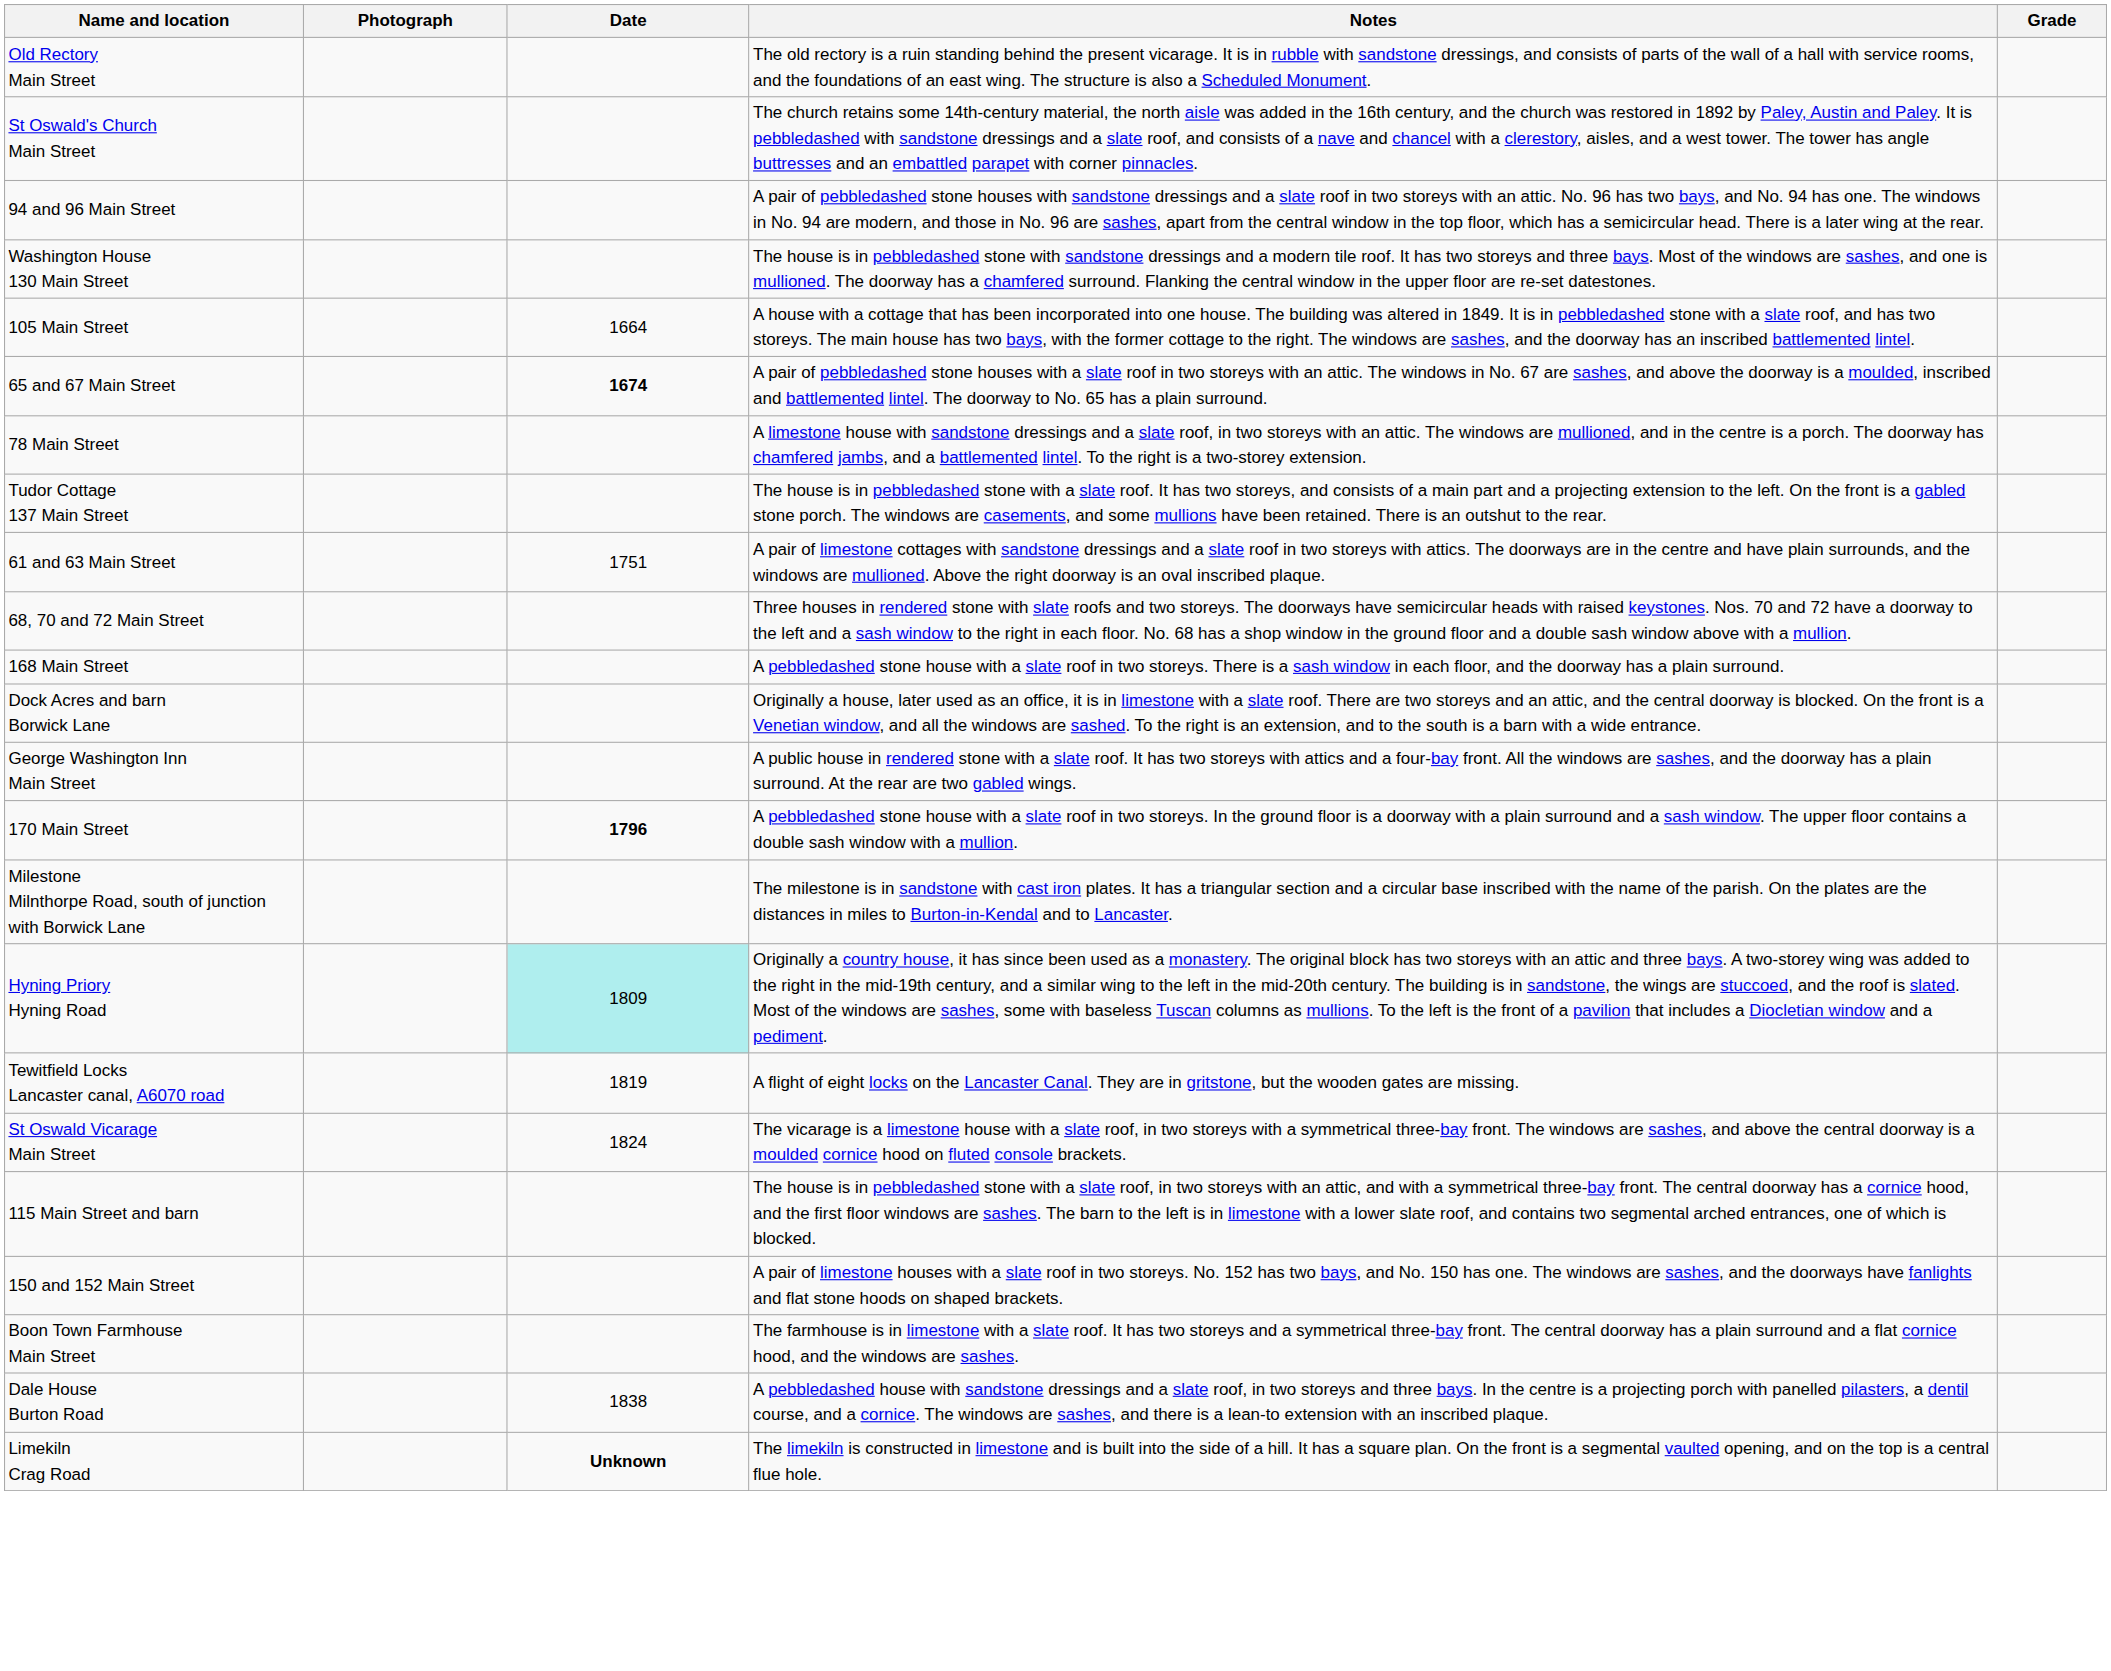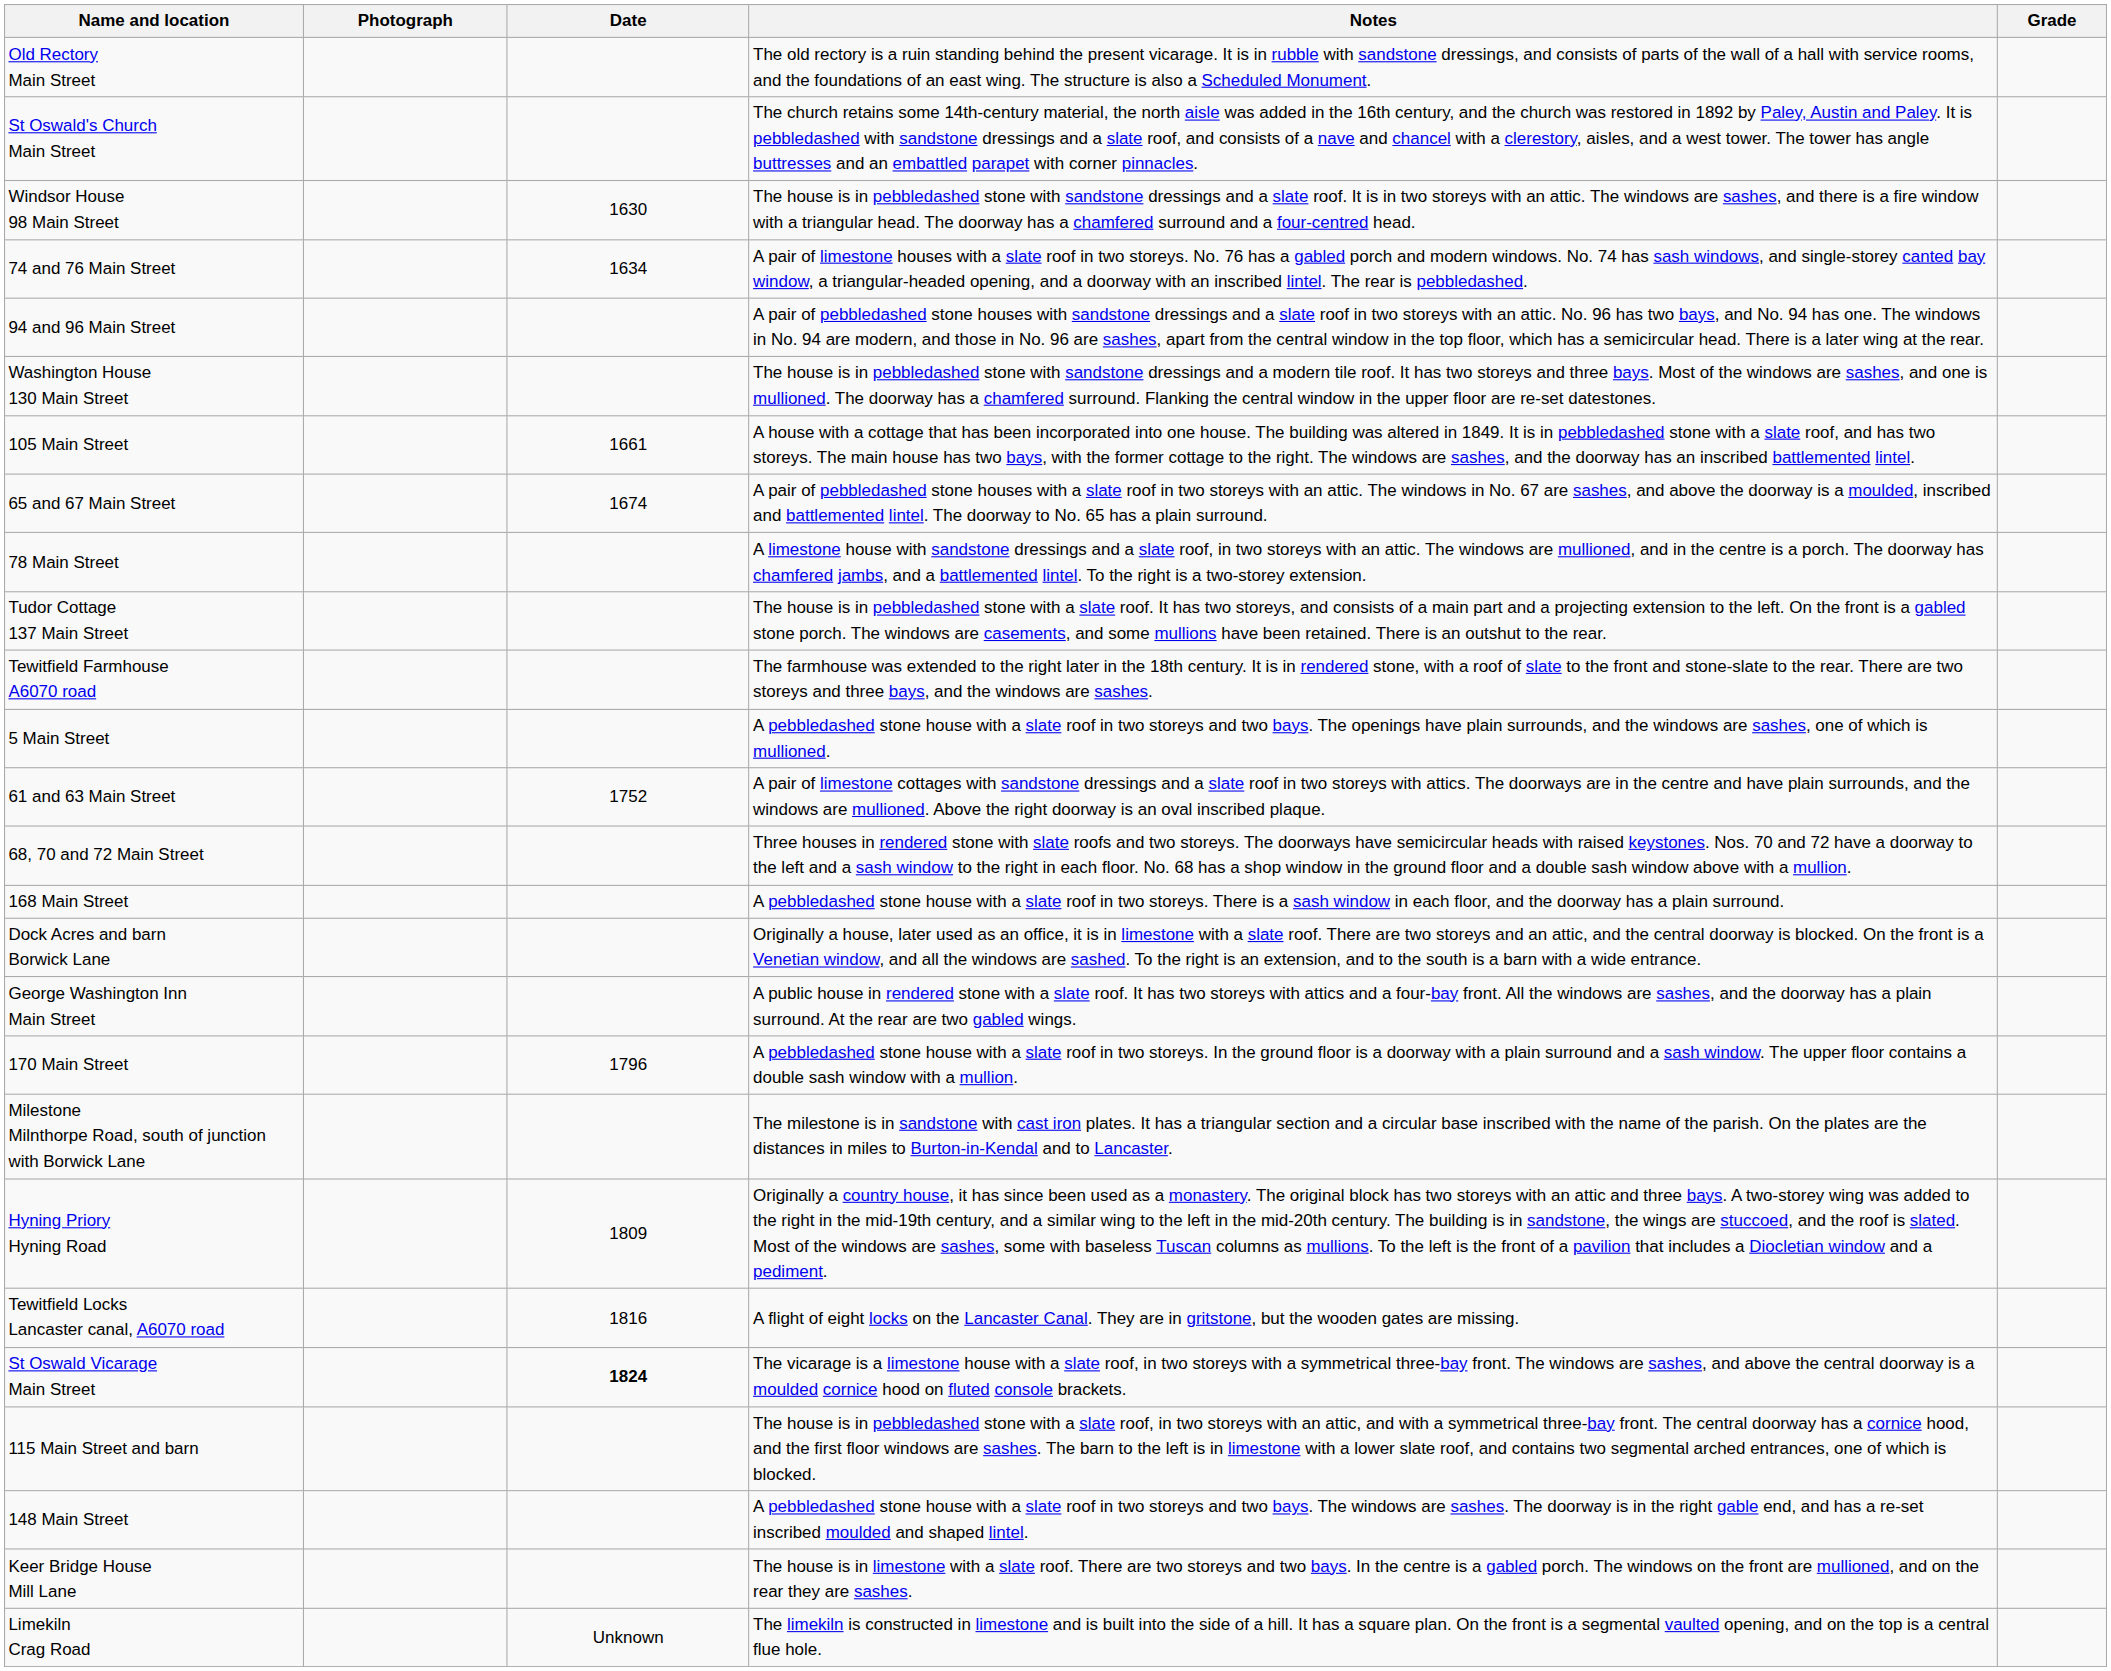+ row: (66, 209)
+ row: (92, 268)
(628, 327) 1664 -> (628, 444) 1661
(628, 386) bold -> (628, 503) normal
+ row: (89, 679)
+ row: (59, 738)
(628, 562) 1751 -> (628, 796) 1752
(628, 830) bold -> (628, 1064) normal
(628, 998) paleturquoise background -> (628, 1233) no background
(628, 1083) 1819 -> (628, 1317) 1816
(628, 1142) normal -> (628, 1377) bold
+ row: (68, 1519)
- row: (101, 1285)
- row: (95, 1343)
- row: (56, 1402)
+ row: (80, 1578)
(628, 1461) bold -> (628, 1637) normal
